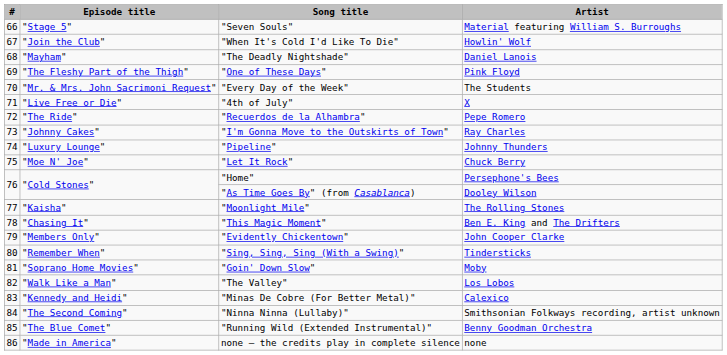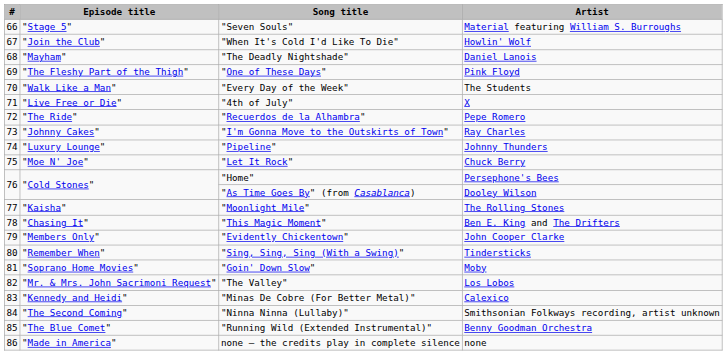(119, 87) "Mr. & Mrs. John Sacrimoni Request" -> (69, 87) "Walk Like a Man"
(69, 283) "Walk Like a Man" -> (119, 283) "Mr. & Mrs. John Sacrimoni Request"
